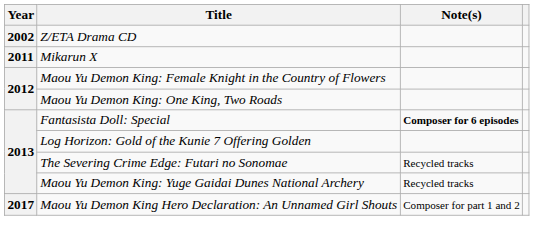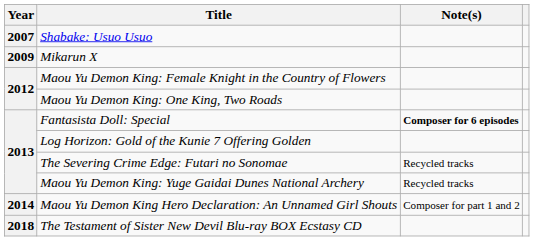- row: (88, 36)
+ row: (96, 36)
(21, 57) 2011 -> (21, 57) 2009
(21, 204) 2017 -> (21, 204) 2014
+ row: (201, 225)
